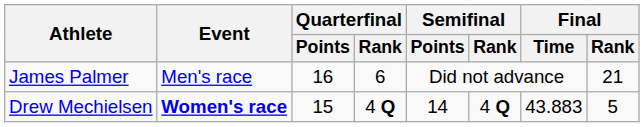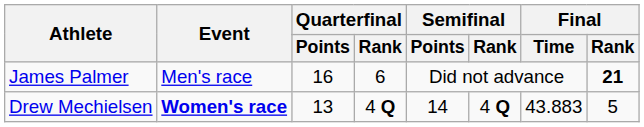(613, 77) normal -> (613, 77) bold
(323, 107) 15 -> (323, 107) 13
